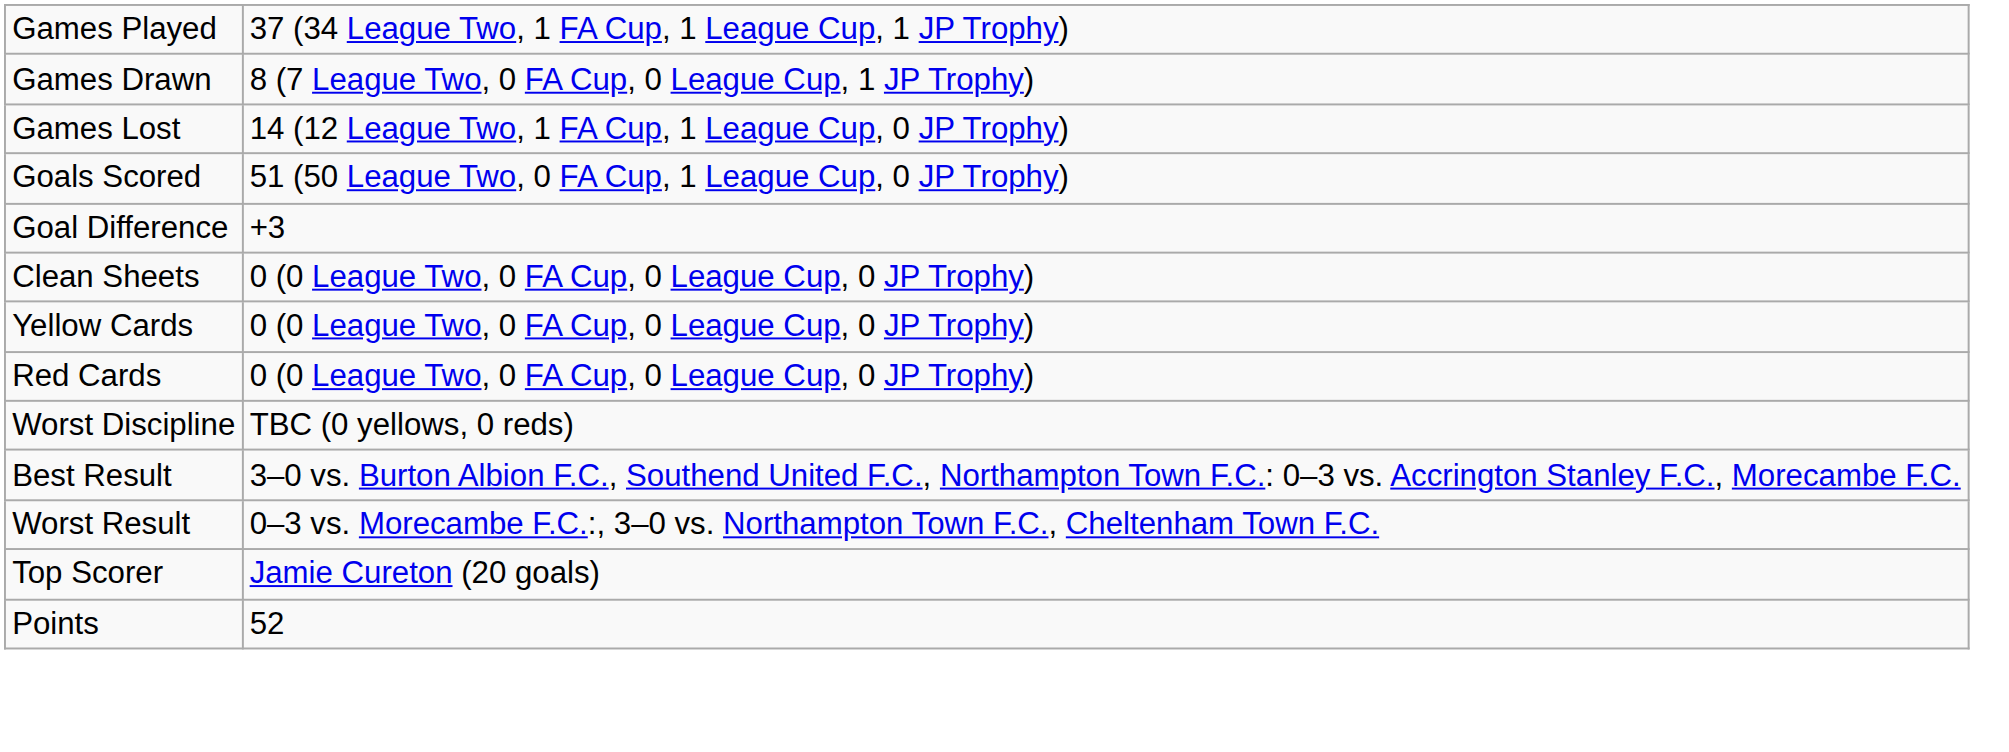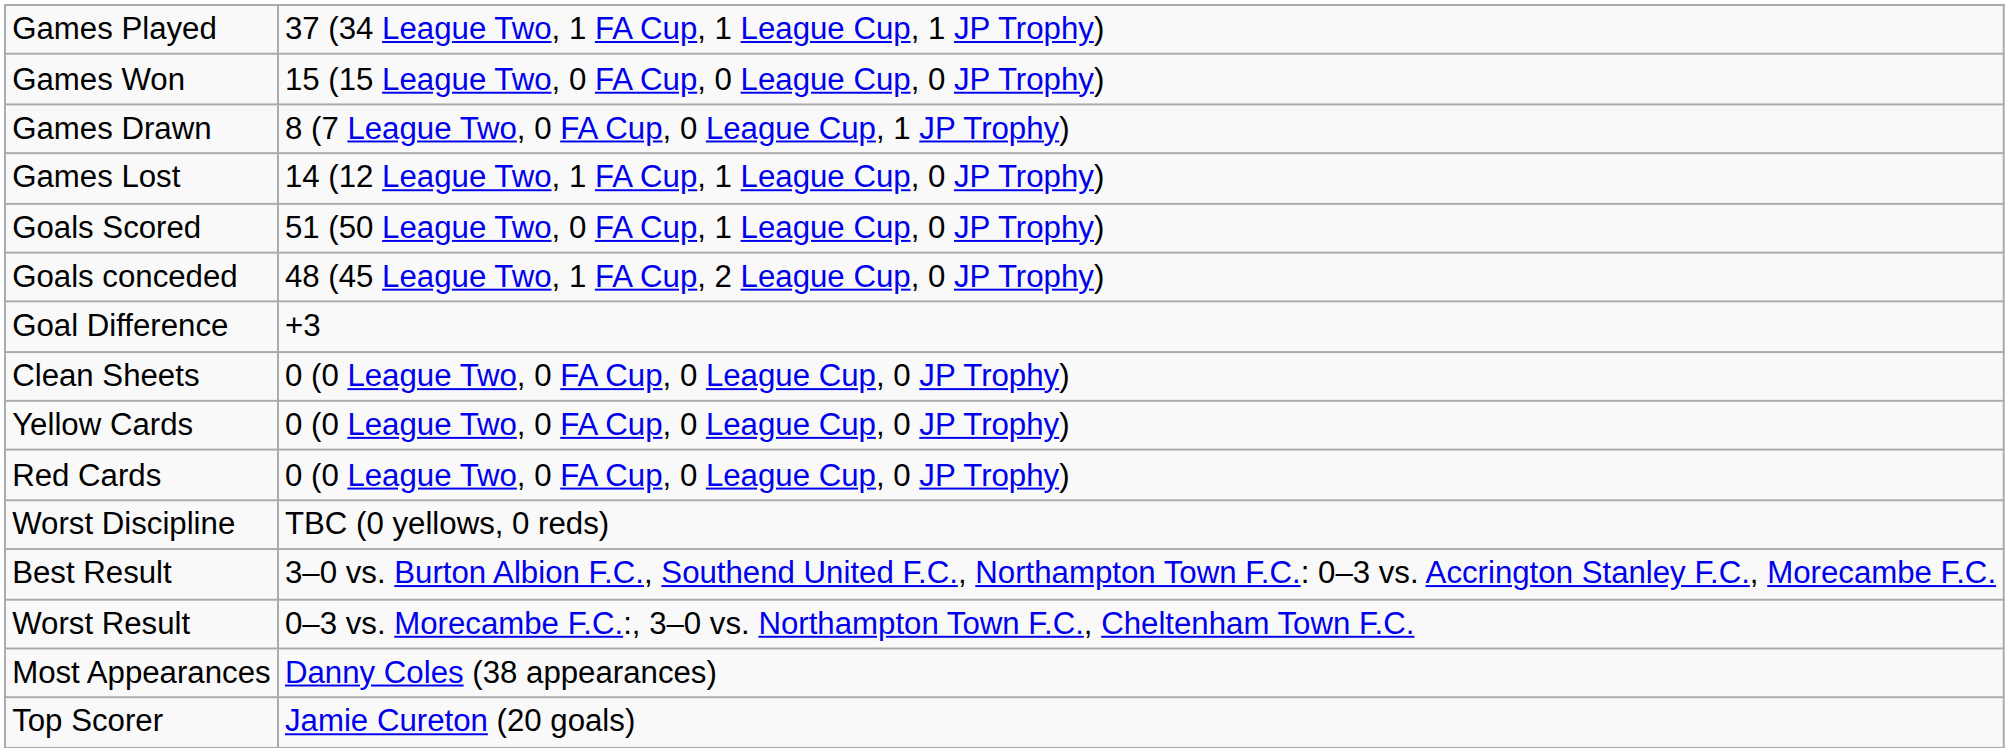+ row: (99, 78)
+ row: (125, 276)
+ row: (141, 672)
- row: (56, 623)
